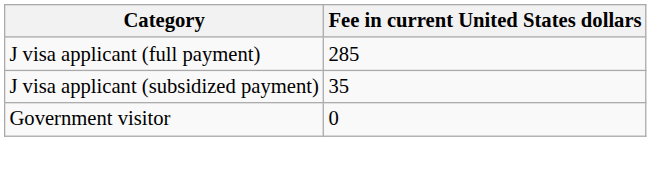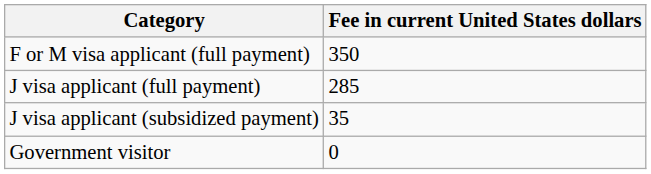+ row: (160, 53)
